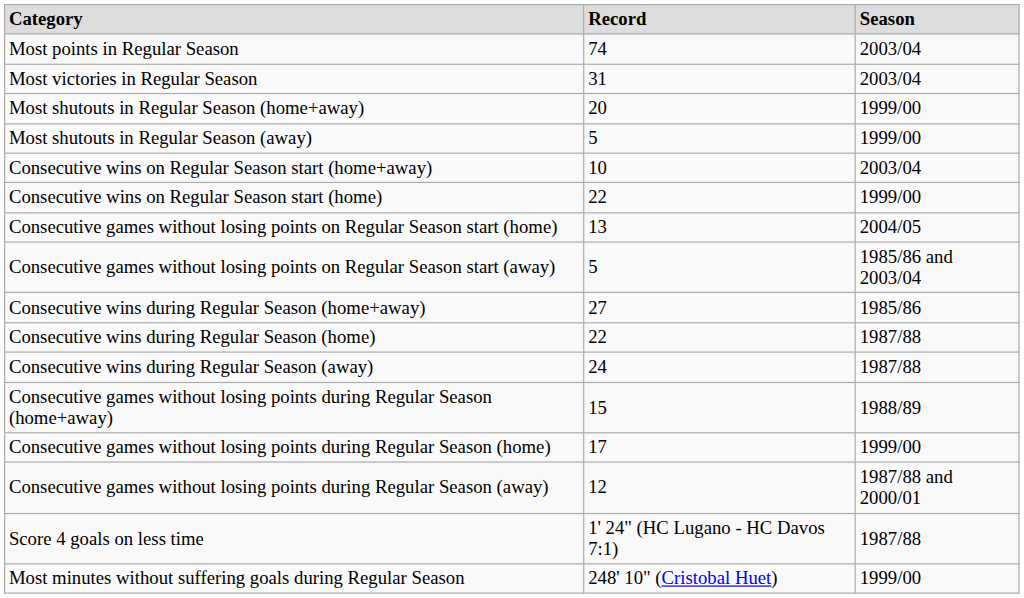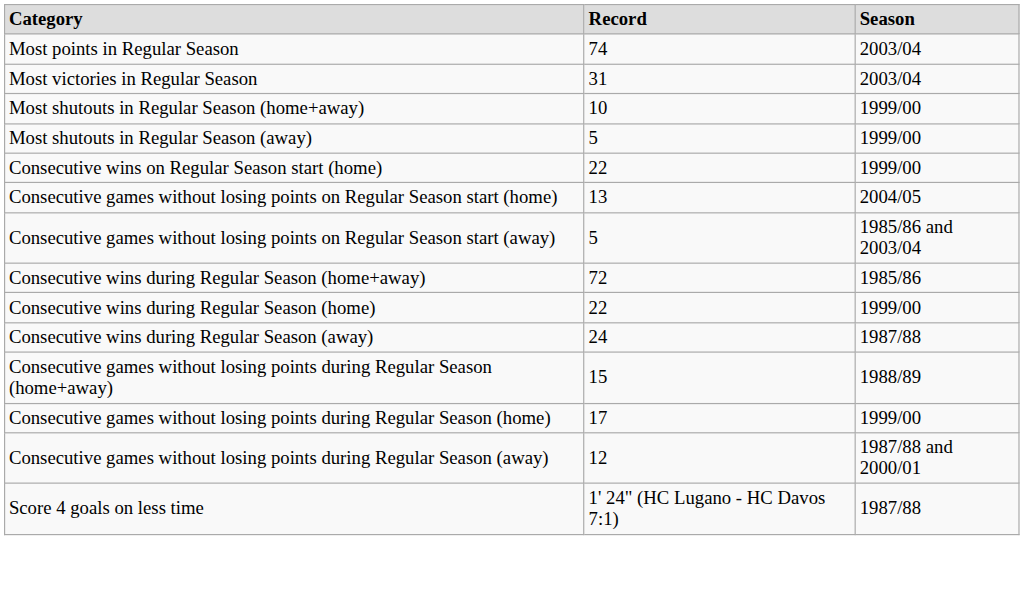(598, 108) 20 -> (598, 108) 10
- row: (221, 167)
(598, 307) 27 -> (598, 277) 72
(890, 337) 1987/88 -> (890, 307) 1999/00
- row: (237, 578)
